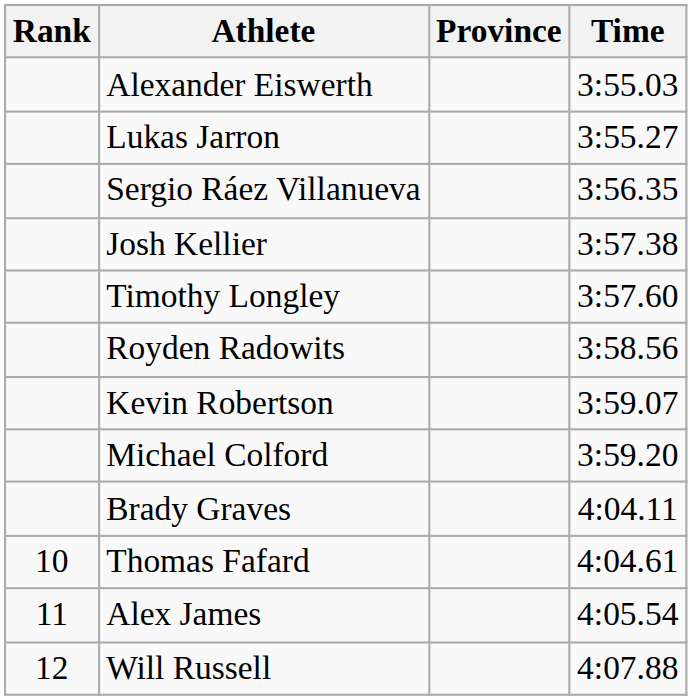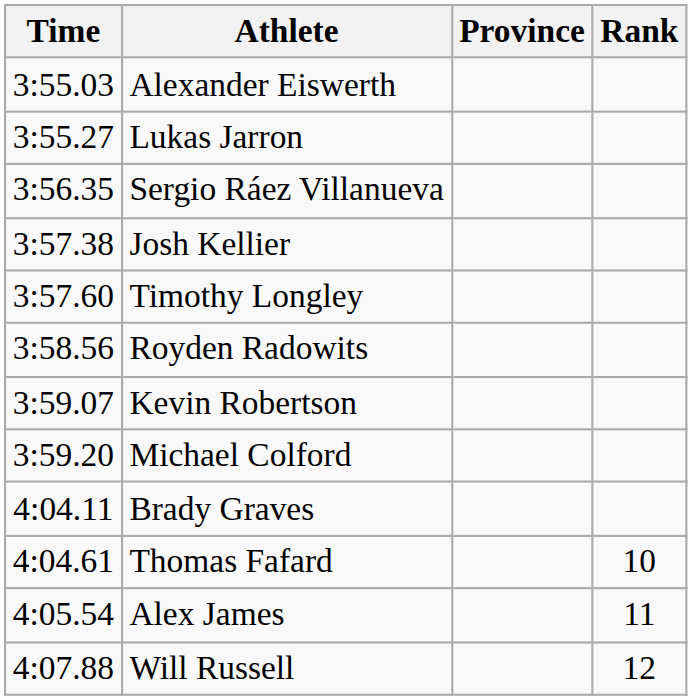columns swapped: (52, 31) <-> (628, 31)
